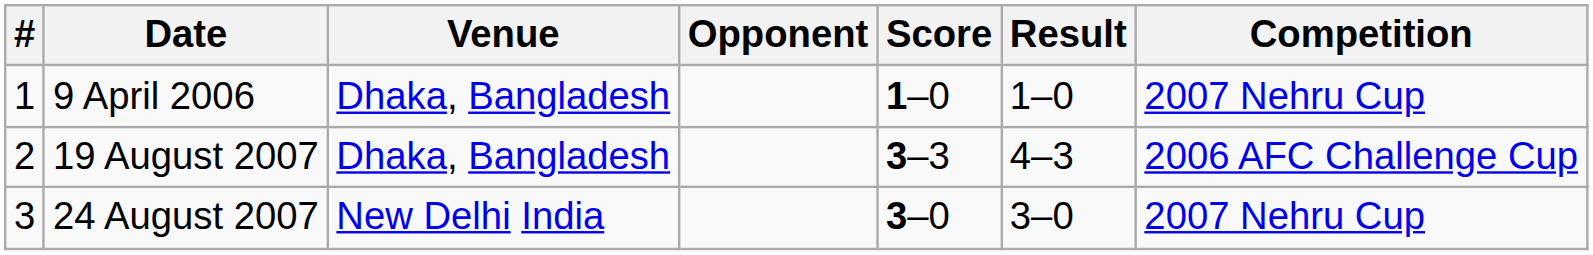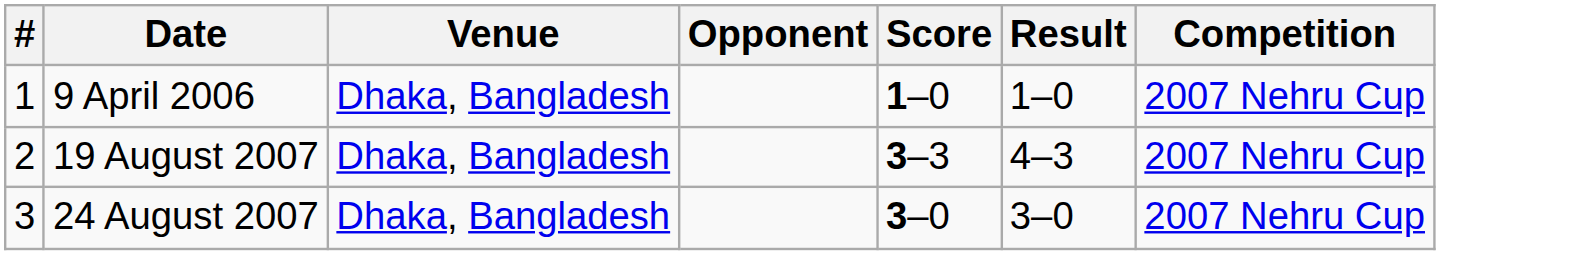(1361, 156) 2006 AFC Challenge Cup -> (1285, 156) 2007 Nehru Cup
(470, 216) New Delhi India -> (503, 216) Dhaka, Bangladesh
